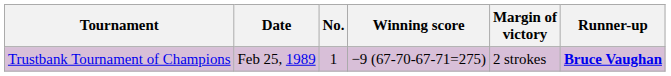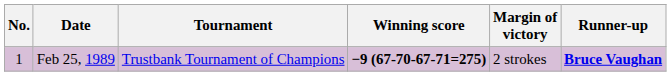columns swapped: (334, 25) <-> (119, 25)
(419, 59) normal -> (419, 59) bold
